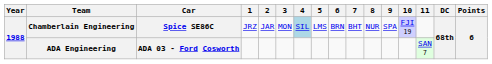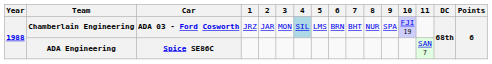(189, 28) Spice SE86C -> (189, 28) ADA 03 - Ford Cosworth
(189, 49) ADA 03 - Ford Cosworth -> (189, 49) Spice SE86C
